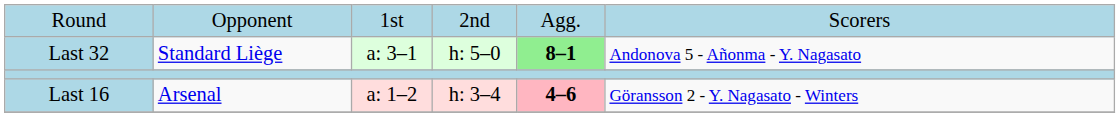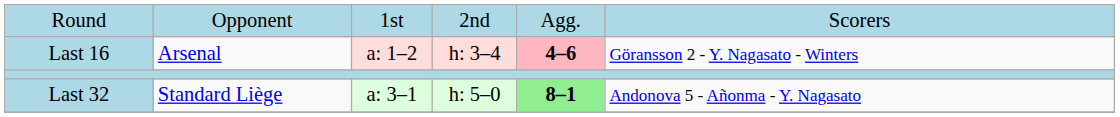rows swapped: (79, 53) <-> (79, 95)
